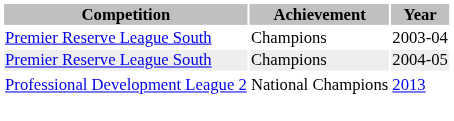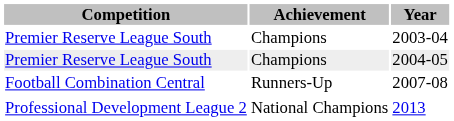+ row: (420, 83)
